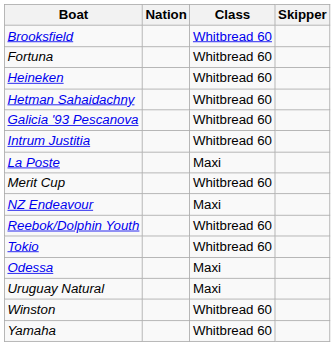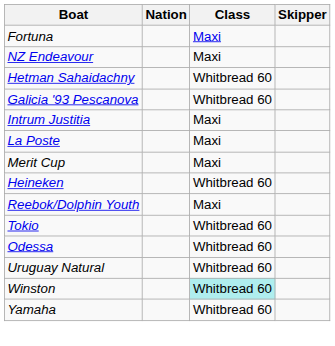- row: (40, 36)
(232, 57) Whitbread 60 -> (207, 36) Maxi
rows swapped: (36, 78) <-> (50, 204)
(232, 141) Whitbread 60 -> (207, 120) Maxi
(232, 183) Whitbread 60 -> (207, 162) Maxi
(232, 225) Whitbread 60 -> (207, 204) Maxi
(207, 267) Maxi -> (232, 246) Whitbread 60
(207, 288) Maxi -> (232, 267) Whitbread 60
(232, 309) no background -> (232, 288) paleturquoise background
